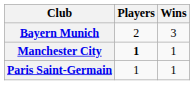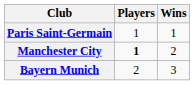rows swapped: (60, 32) <-> (60, 70)
(173, 51) 1 -> (173, 51) 2
